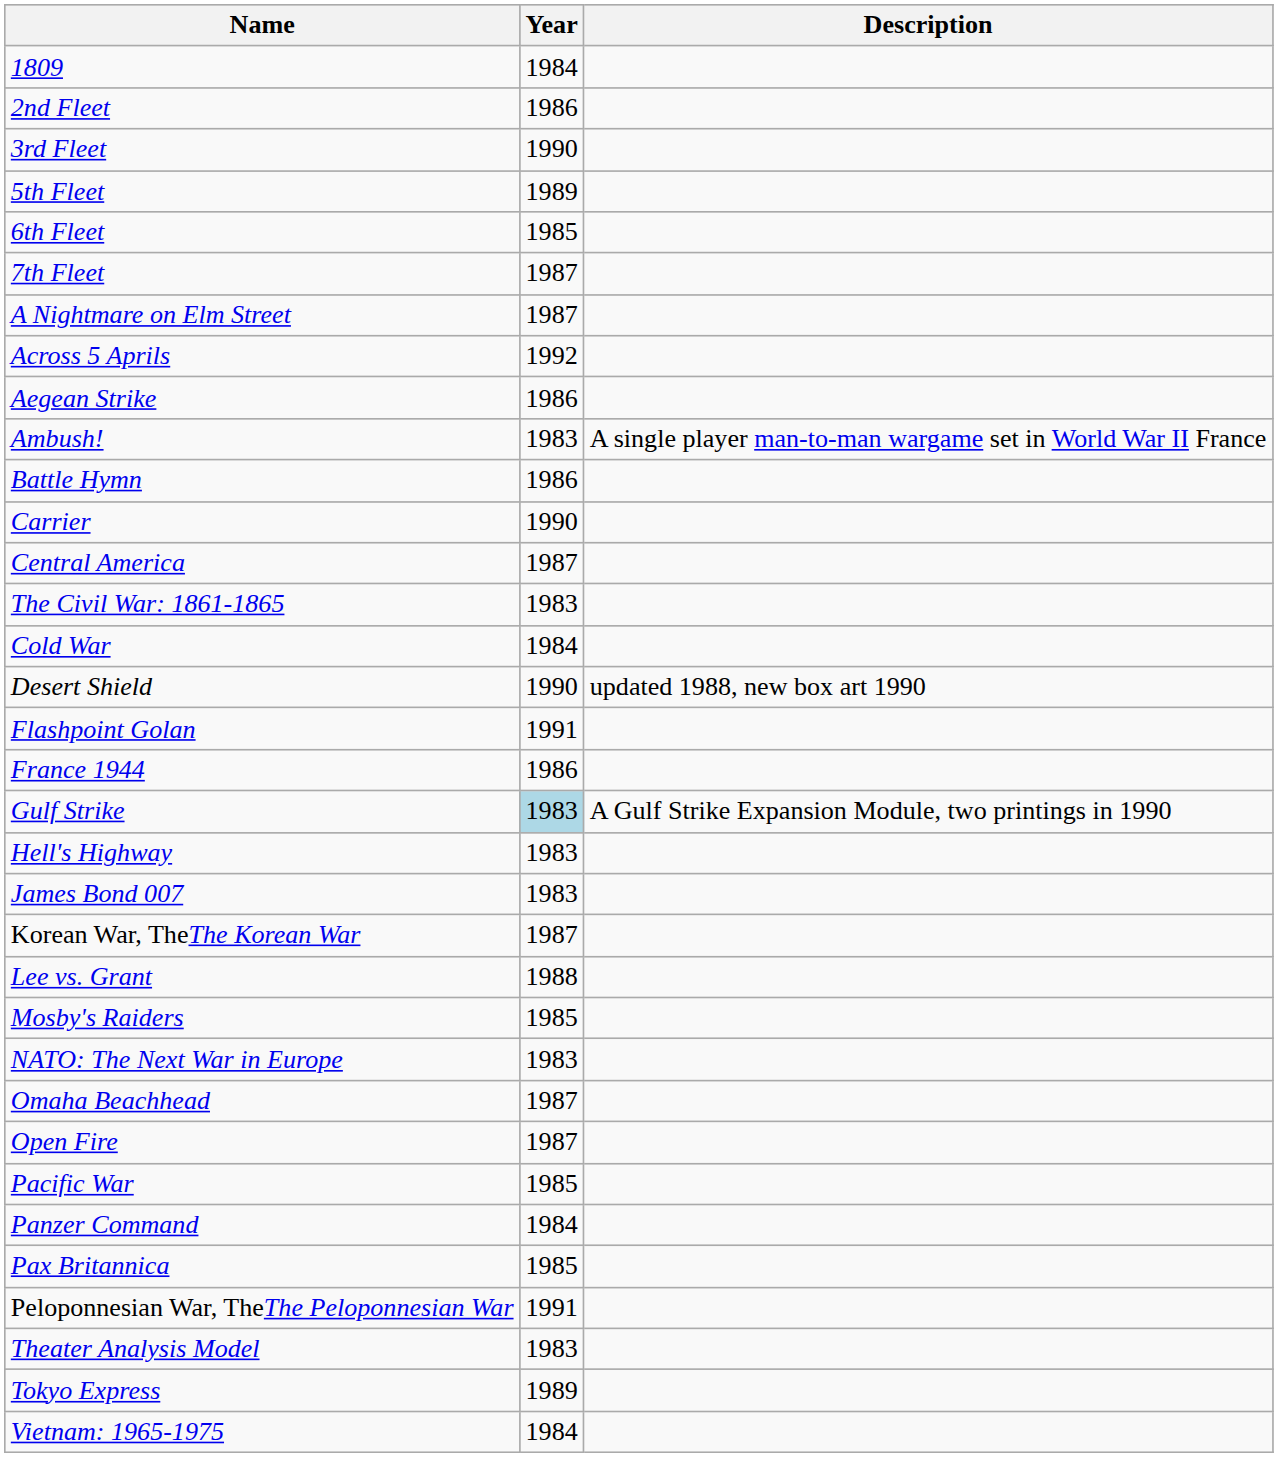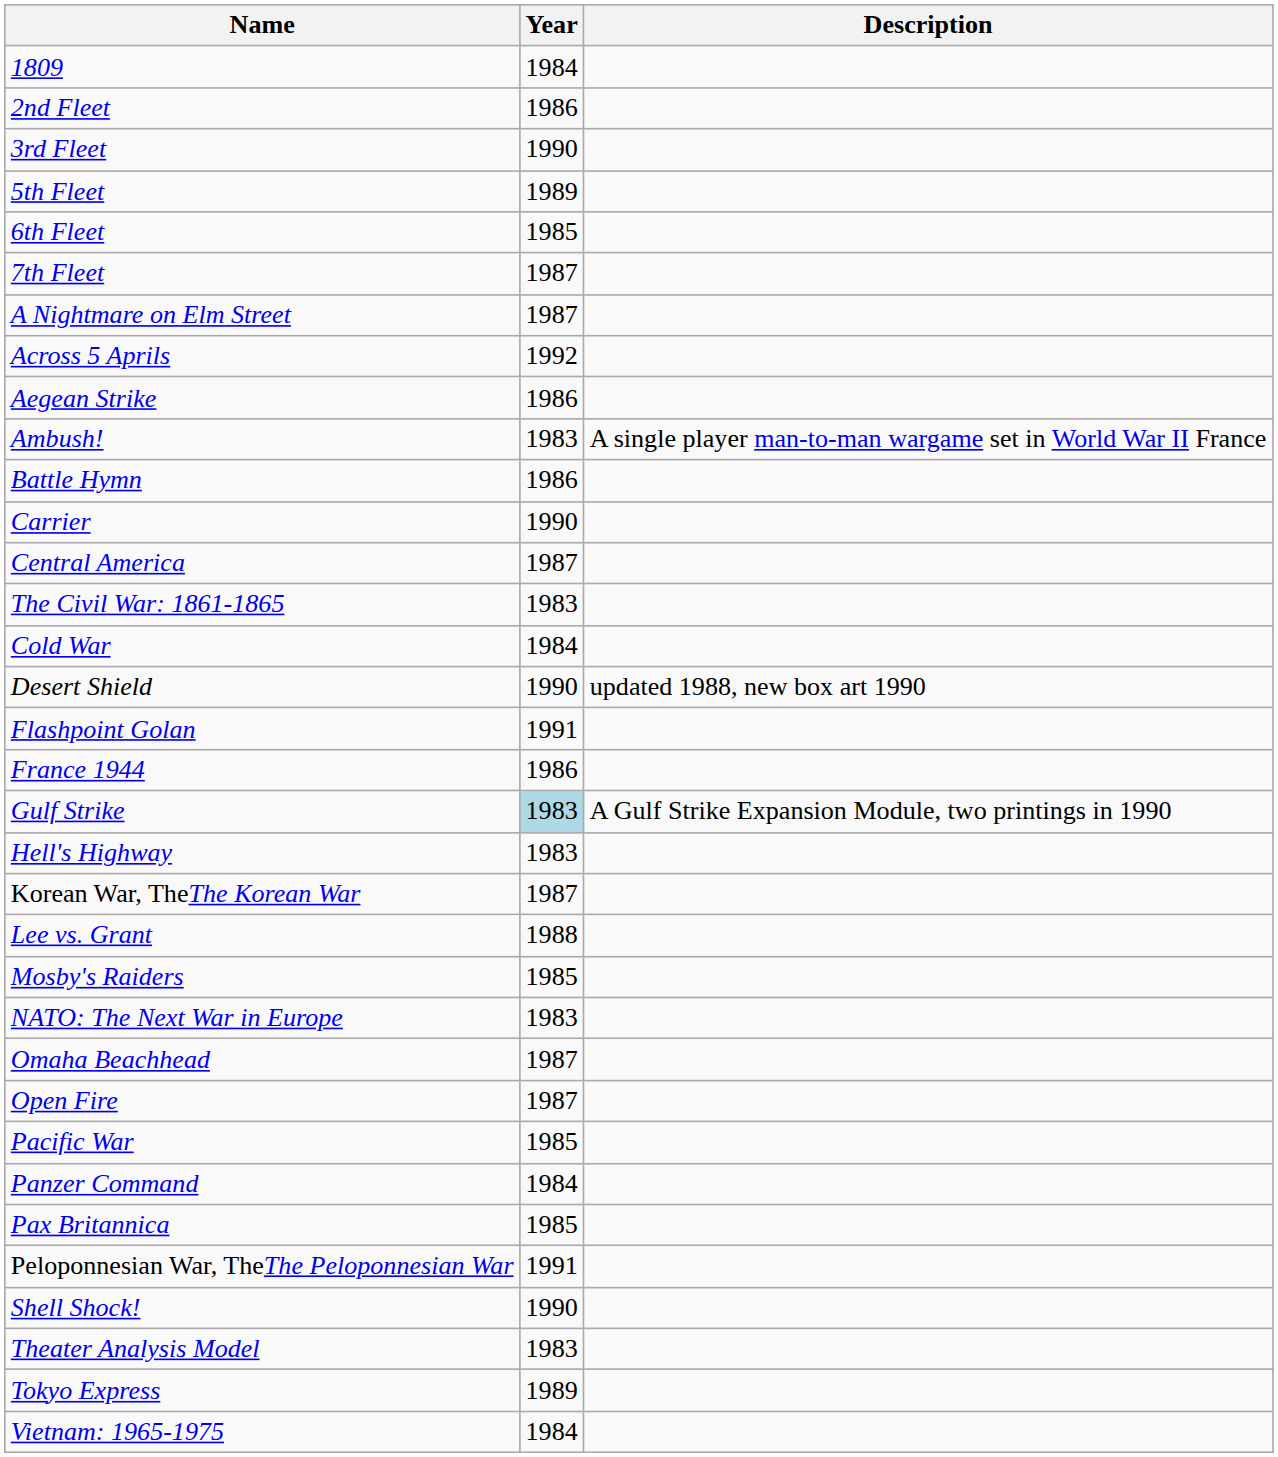- row: (97, 893)
+ row: (76, 1307)
